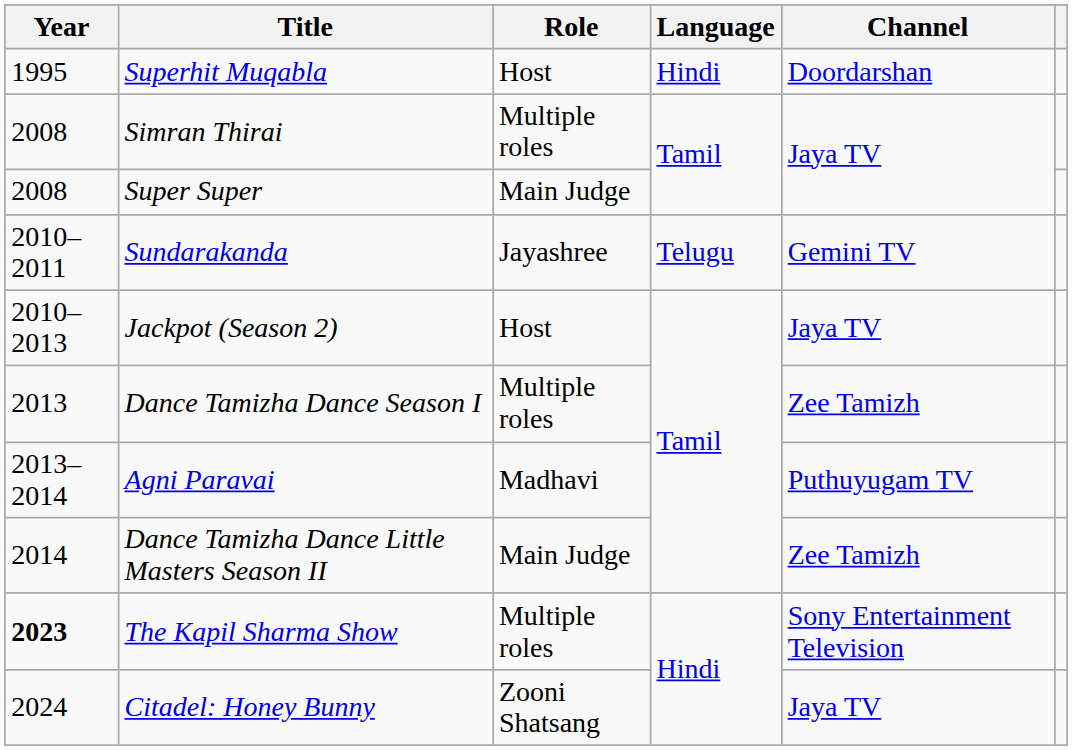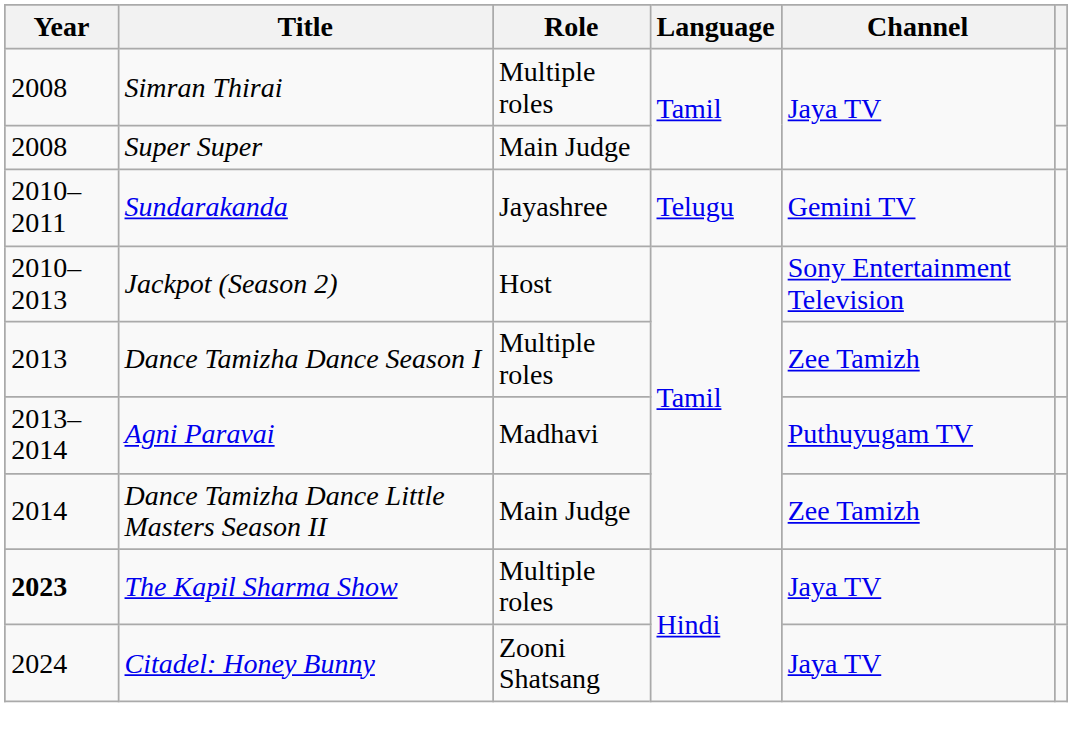- row: (226, 71)
(834, 327) Jaya TV -> (899, 283) Sony Entertainment Television
(899, 631) Sony Entertainment Television -> (834, 586) Jaya TV
